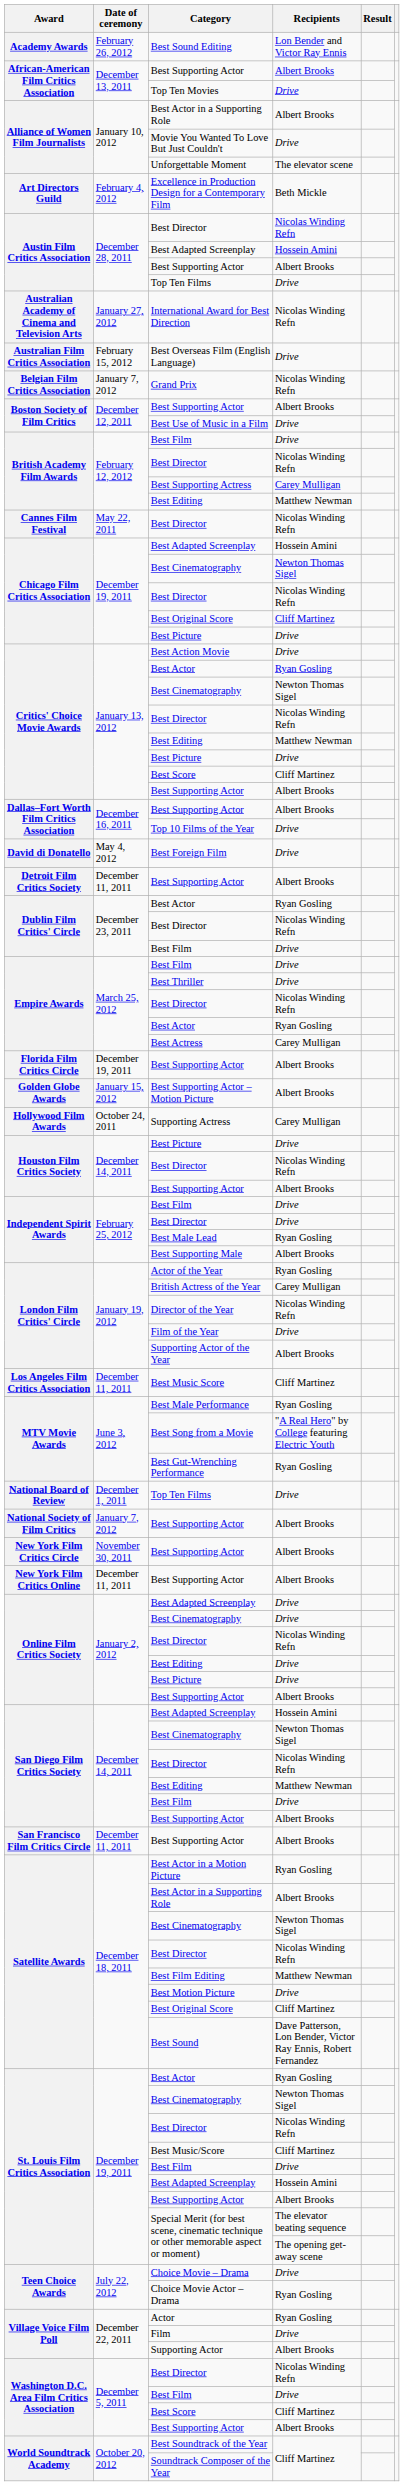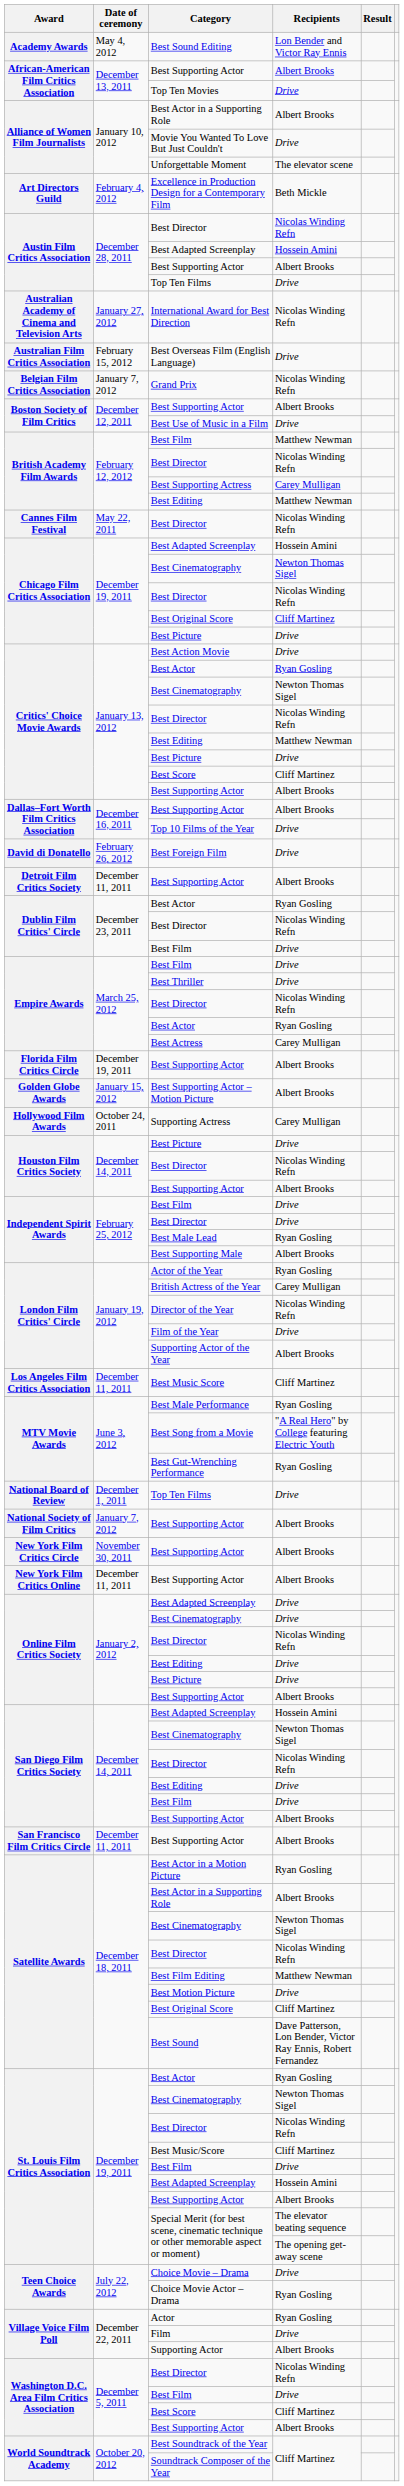(115, 46) February 26, 2012 -> (110, 46) May 4, 2012
(287, 440) Drive -> (313, 440) Matthew Newman
(110, 853) May 4, 2012 -> (115, 853) February 26, 2012
(313, 1785) Matthew Newman -> (287, 1785) Drive
